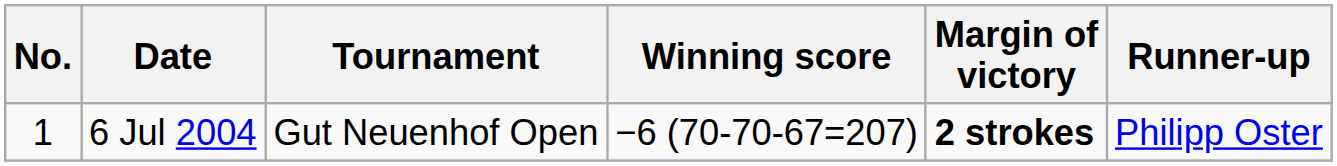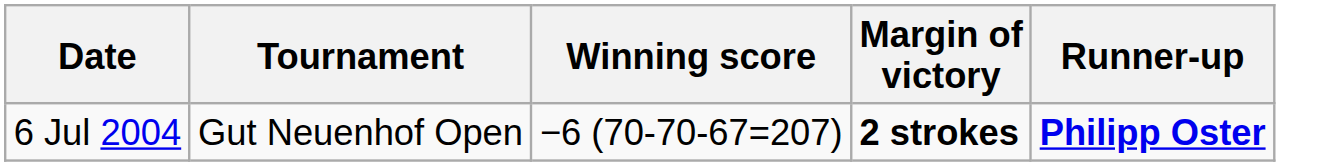- column: (43, 54)
(1219, 132) normal -> (1153, 132) bold
